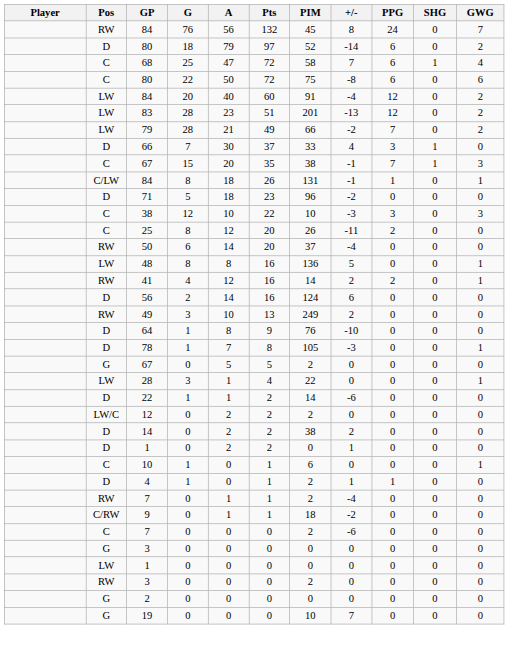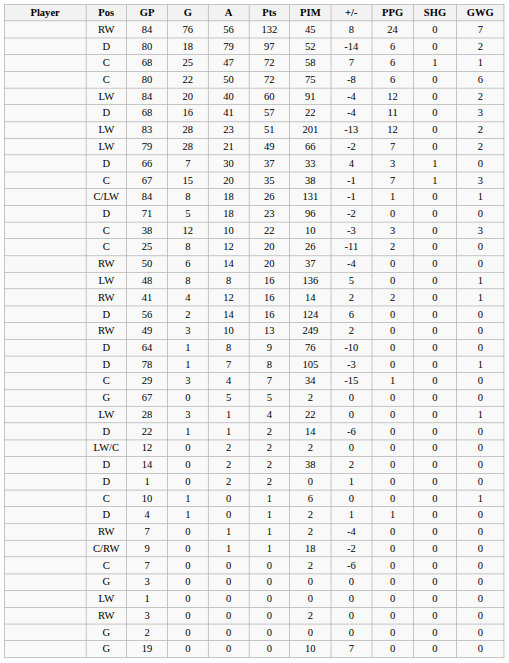(480, 63) 4 -> (480, 63) 1
+ row: (106, 113)
+ row: (106, 381)
